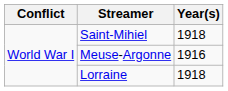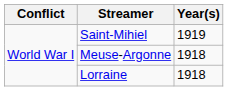(191, 34) 1918 -> (191, 34) 1919
(191, 55) 1916 -> (191, 55) 1918
